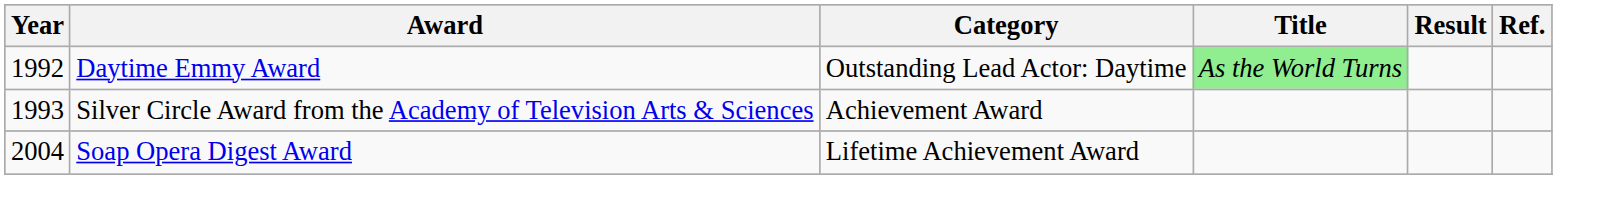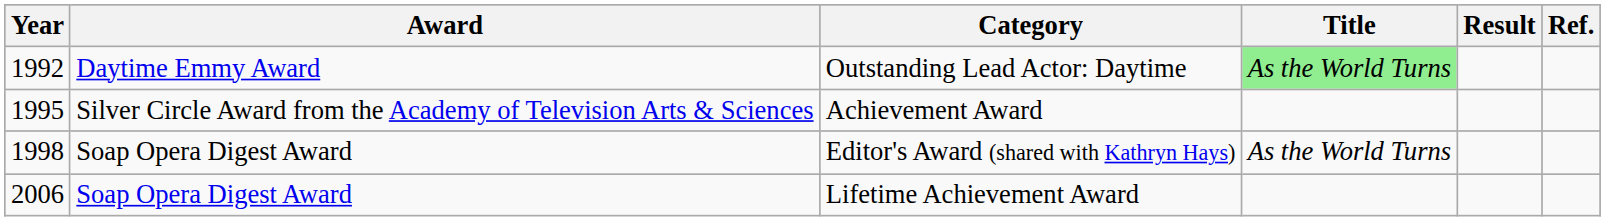(38, 109) 1993 -> (38, 109) 1995
+ row: (1031, 151)
(38, 151) 2004 -> (38, 194) 2006
